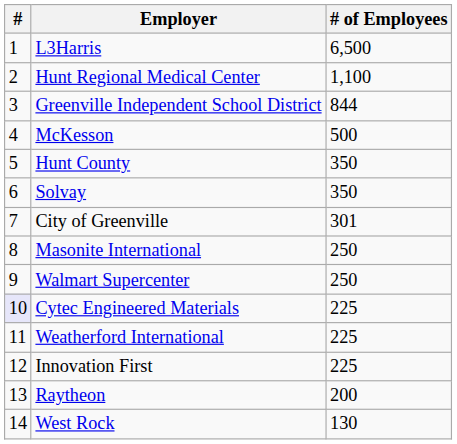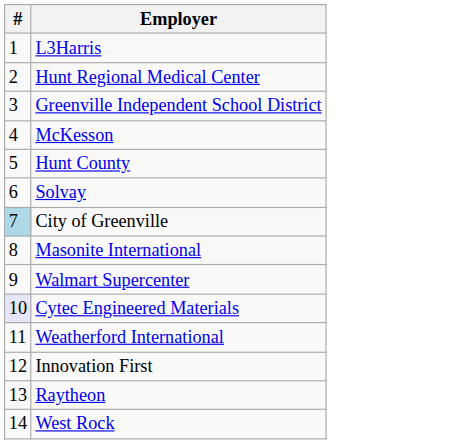- column: (389, 18)
(13, 221) no background -> (13, 221) lightblue background
